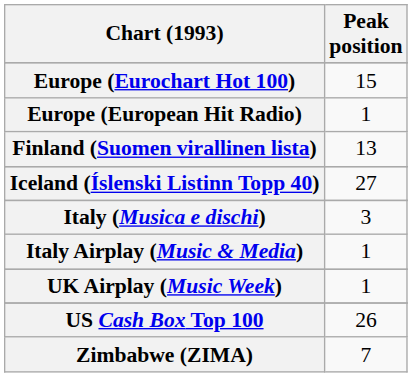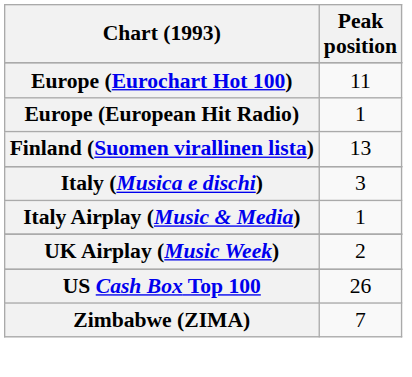(366, 80) 15 -> (360, 80) 11
- row: (165, 182)
(366, 285) 1 -> (360, 251) 2
